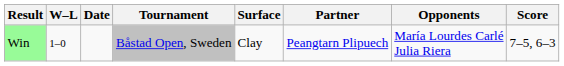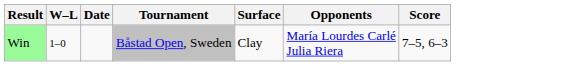- column: (337, 14)
